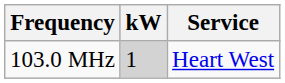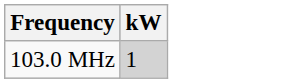- column: (223, 22)
